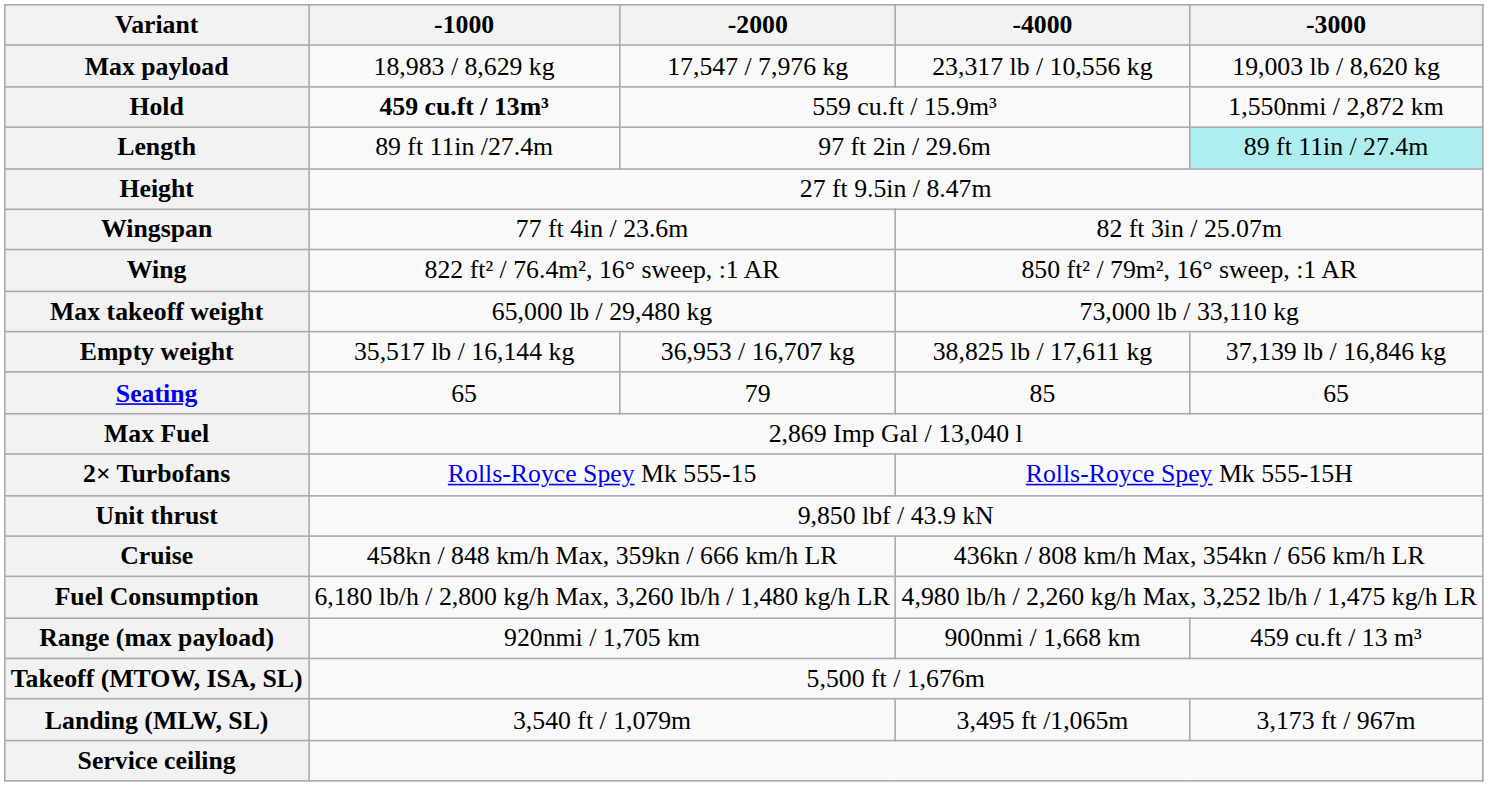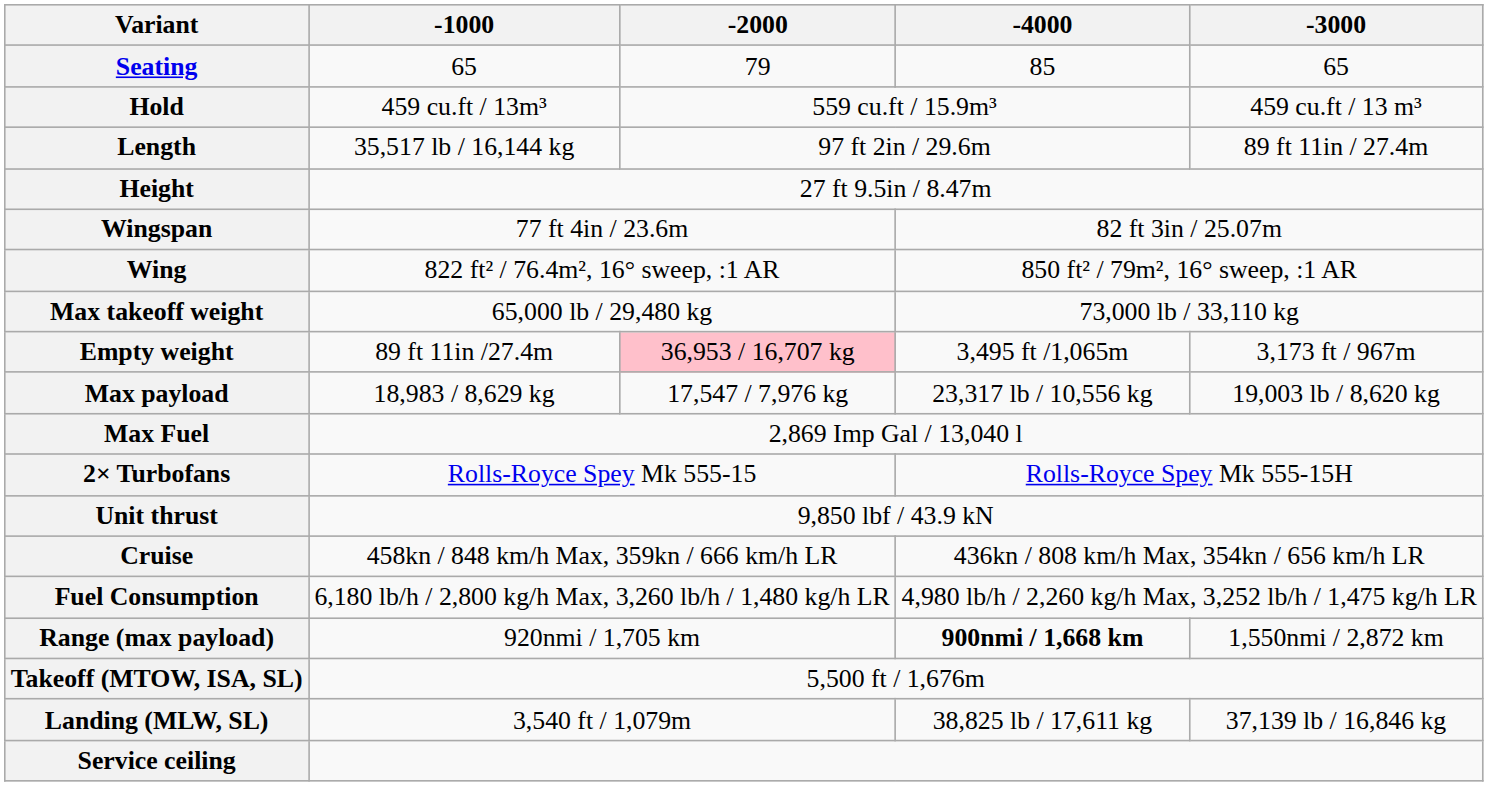rows swapped: (157, 392) <-> (157, 65)
(464, 106) bold -> (464, 106) normal
(1336, 106) 1,550nmi / 2,872 km -> (1336, 106) 459 cu.ft / 13 m³
(464, 147) 89 ft 11in /27.4m -> (464, 147) 35,517 lb / 16,144 kg
(1336, 147) paleturquoise background -> (1336, 147) no background
(464, 351) 35,517 lb / 16,144 kg -> (464, 351) 89 ft 11in /27.4m
(758, 351) no background -> (758, 351) pink background
(1042, 351) 38,825 lb / 17,611 kg -> (1042, 351) 3,495 ft /1,065m
(1336, 351) 37,139 lb / 16,846 kg -> (1336, 351) 3,173 ft / 967m
(1042, 637) normal -> (1042, 637) bold
(1336, 637) 459 cu.ft / 13 m³ -> (1336, 637) 1,550nmi / 2,872 km
(1042, 719) 3,495 ft /1,065m -> (1042, 719) 38,825 lb / 17,611 kg
(1336, 719) 3,173 ft / 967m -> (1336, 719) 37,139 lb / 16,846 kg
